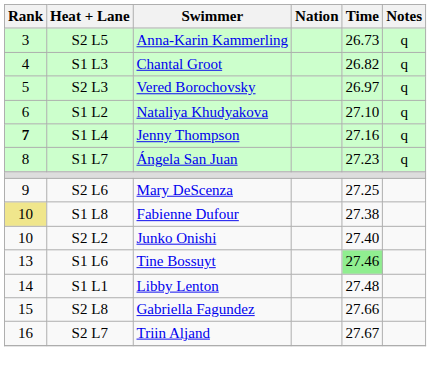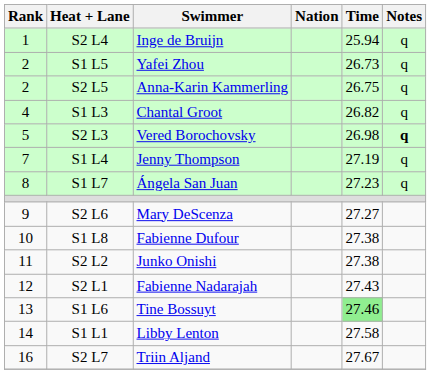+ row: (90, 40)
+ row: (90, 64)
(25, 40) 3 -> (25, 87) 2
(362, 40) 26.73 -> (362, 87) 26.75
(362, 87) 26.97 -> (362, 135) 26.98
(404, 87) normal -> (404, 135) bold
- row: (90, 111)
(25, 135) bold -> (25, 159) normal
(362, 135) 27.16 -> (362, 159) 27.19
(362, 190) 27.25 -> (362, 214) 27.27
(25, 214) khaki background -> (25, 238) no background
(25, 238) 10 -> (25, 261) 11
(362, 238) 27.40 -> (362, 261) 27.38
+ row: (90, 285)
(362, 285) 27.48 -> (362, 333) 27.58
- row: (90, 309)
